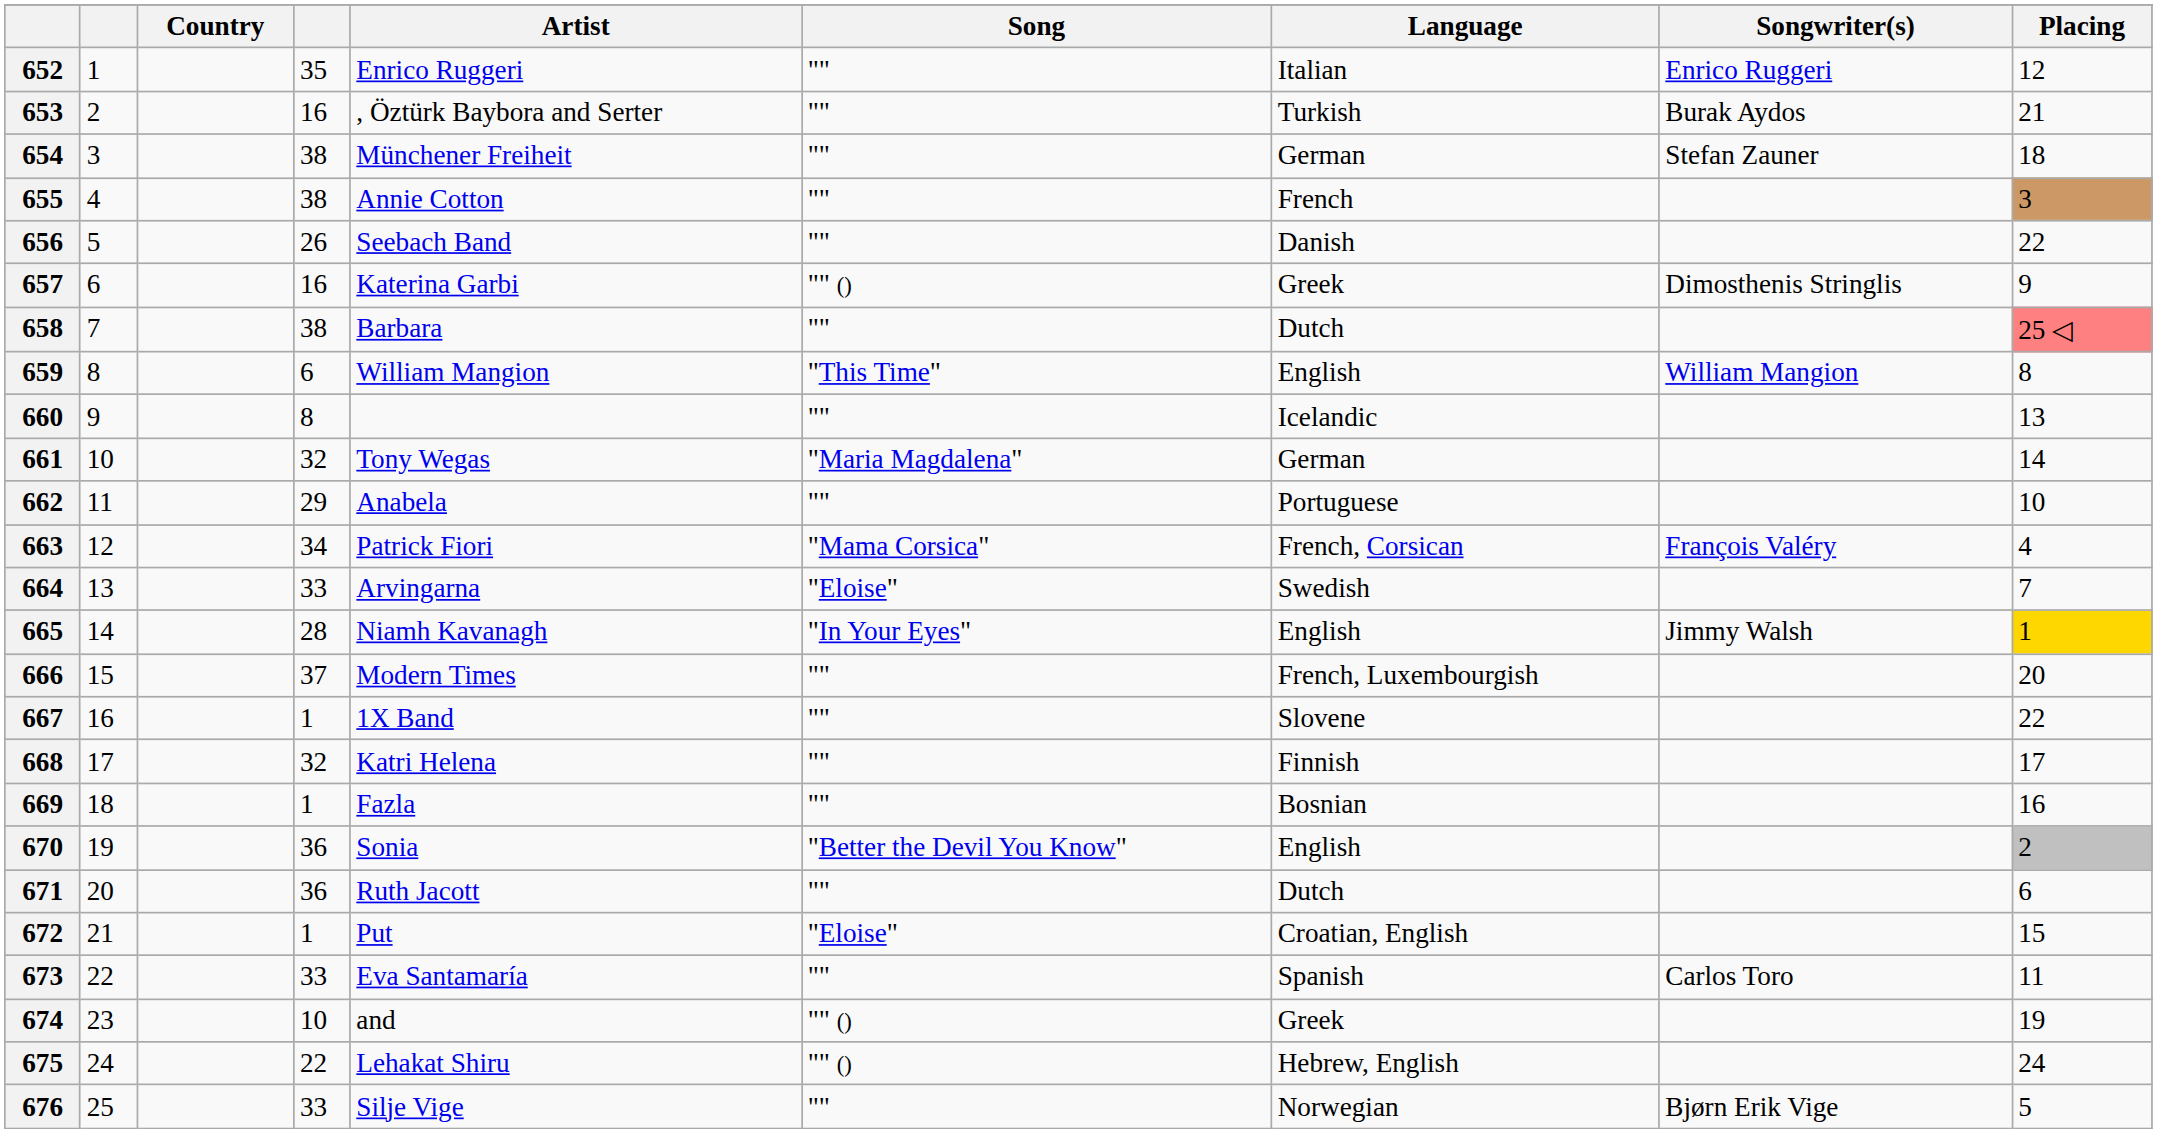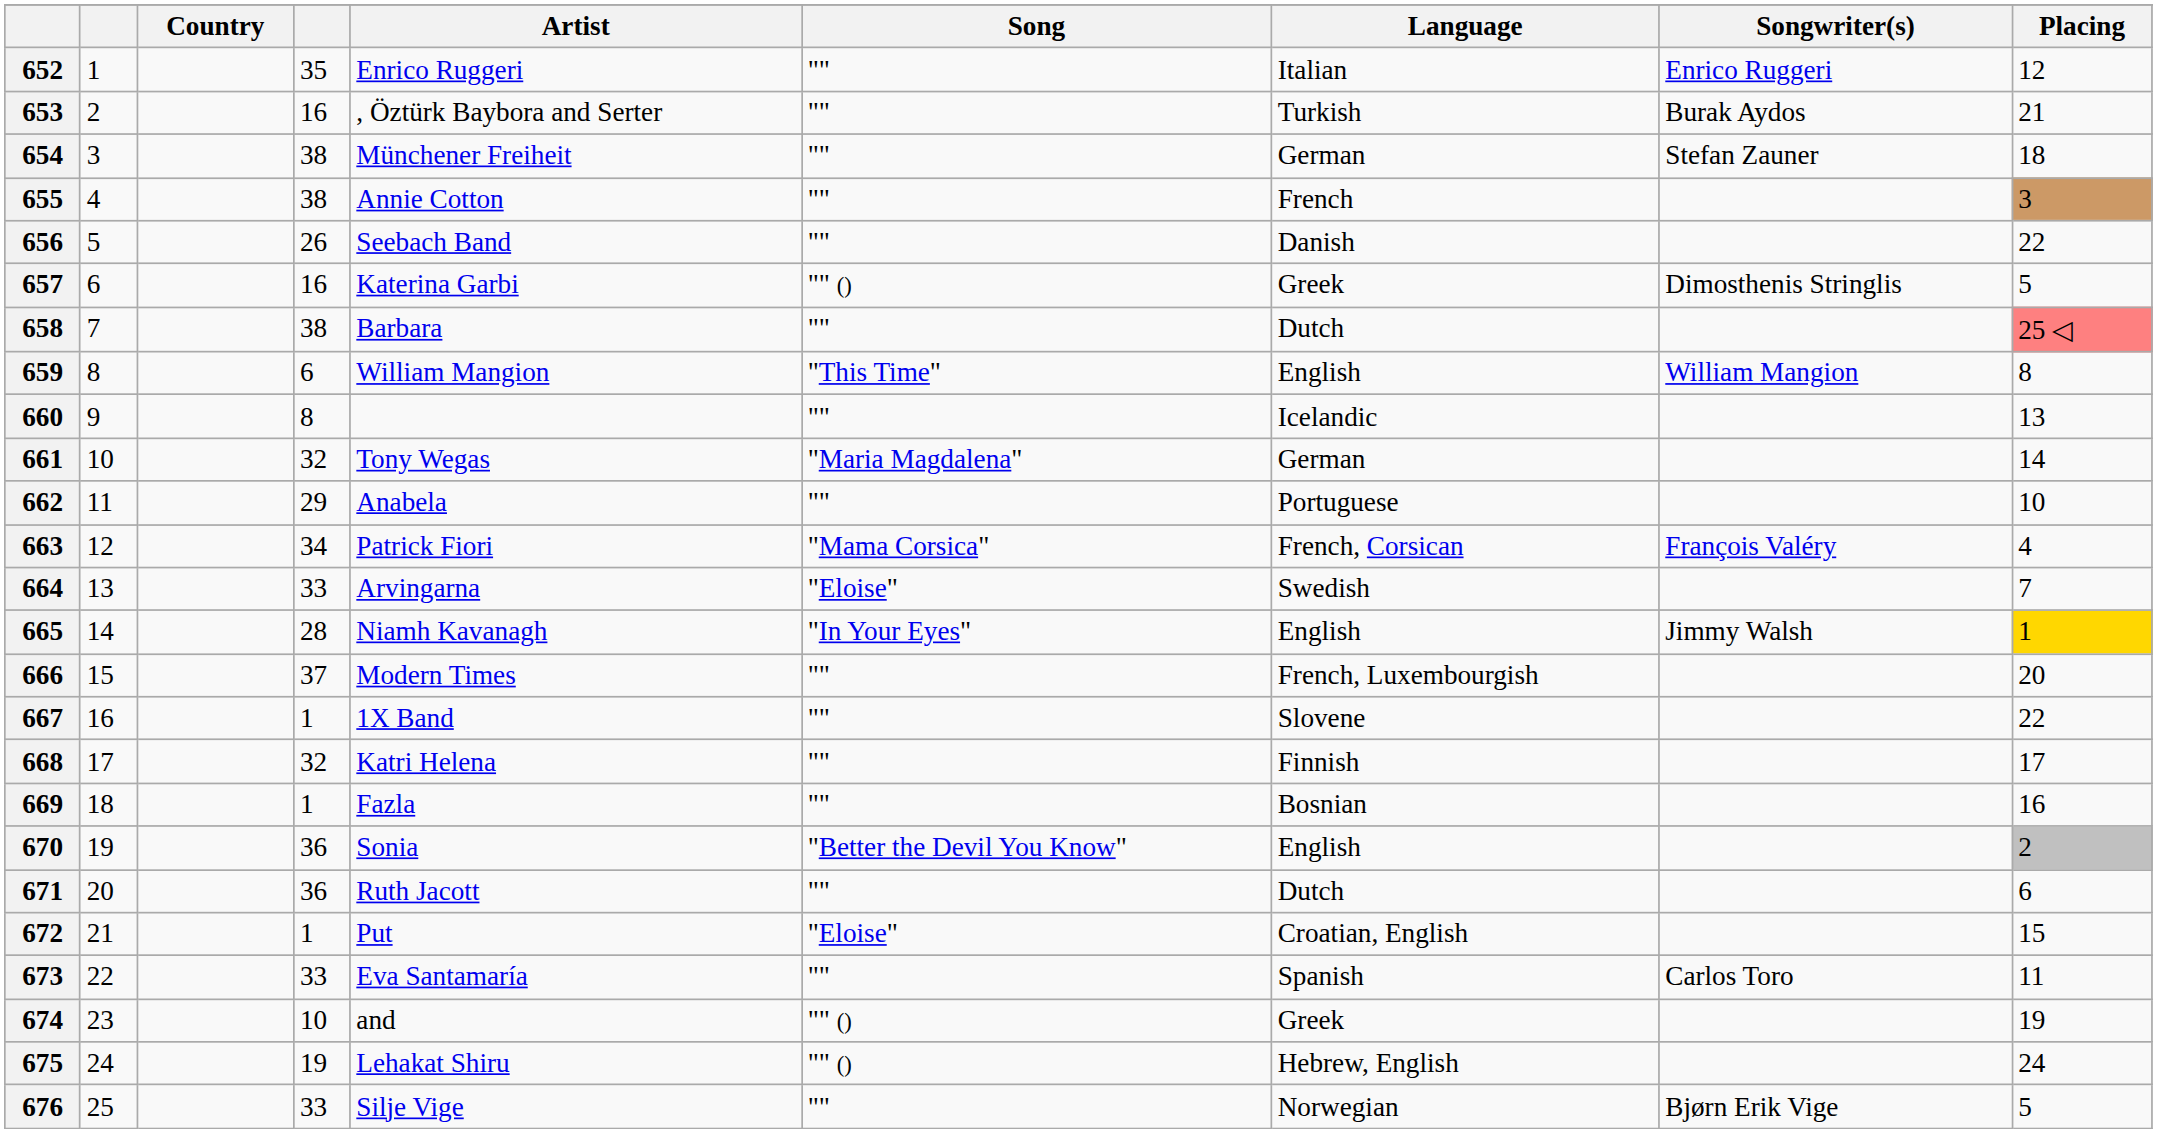(2025, 284) 9 -> (2025, 284) 5
(314, 1063) 22 -> (314, 1063) 19
